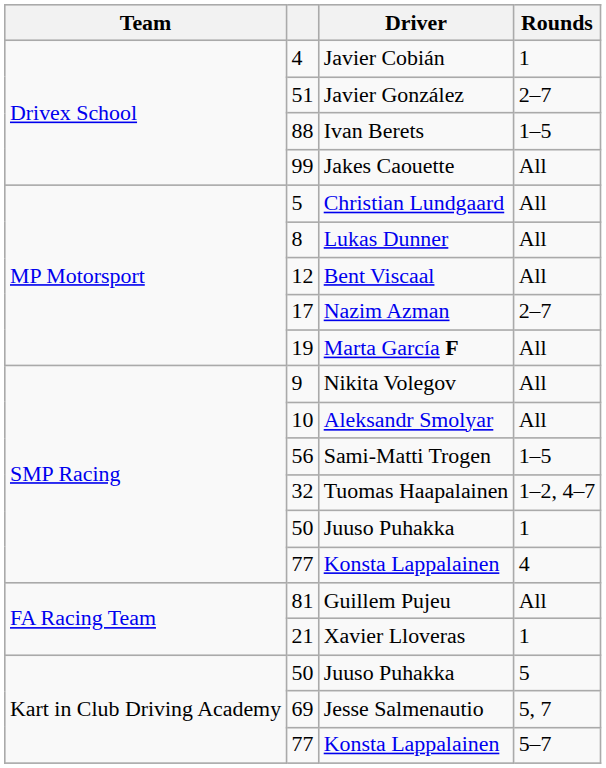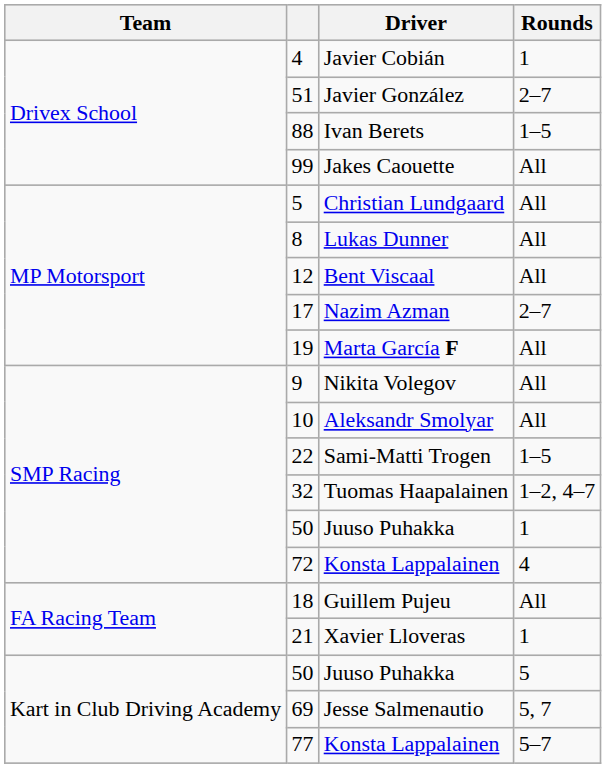(302, 455) 56 -> (302, 455) 22
(302, 564) 77 -> (302, 564) 72
(302, 600) 81 -> (302, 600) 18
